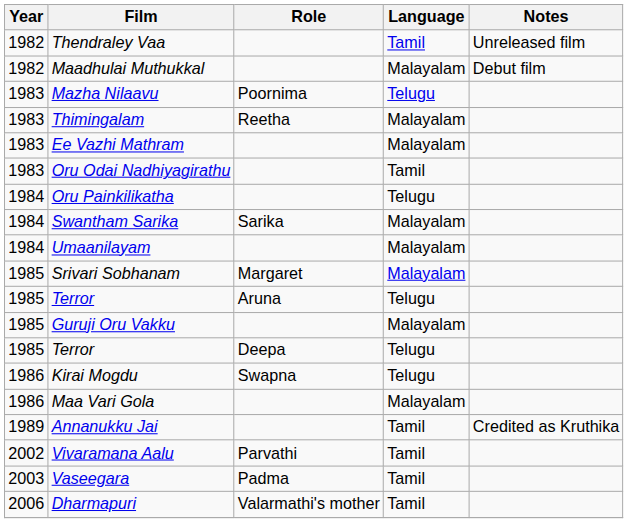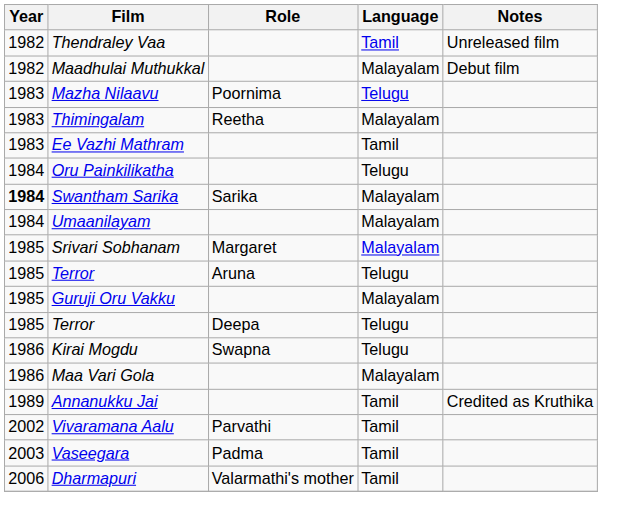(426, 145) Malayalam -> (380, 145) Tamil
- row: (141, 171)
(26, 222) normal -> (26, 196) bold
